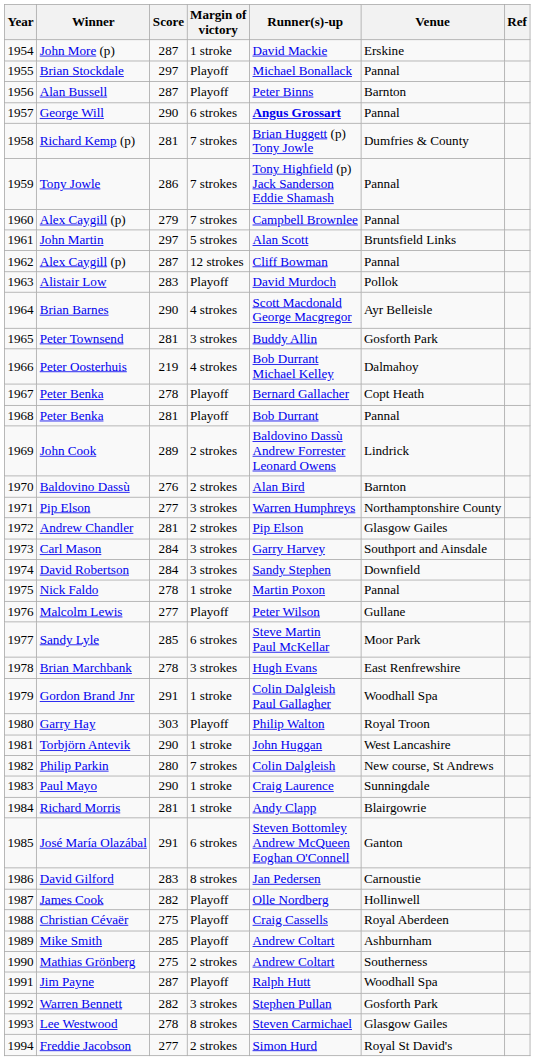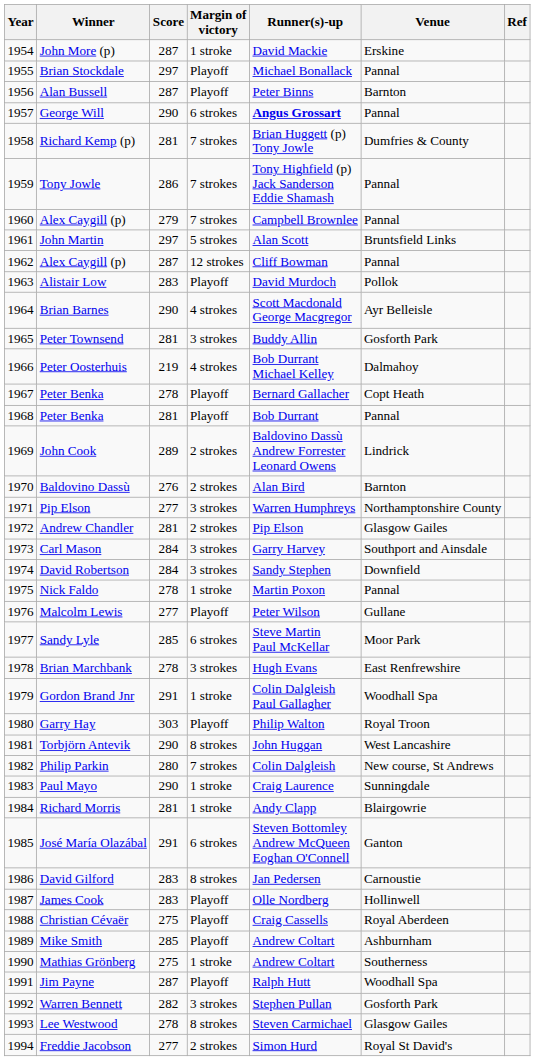(211, 745) 1 stroke -> (214, 745) 8 strokes
(168, 899) 282 -> (168, 899) 283
(214, 961) 2 strokes -> (211, 961) 1 stroke
